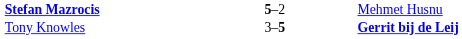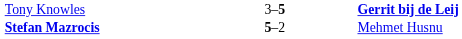rows swapped: (52, 10) <-> (45, 28)
